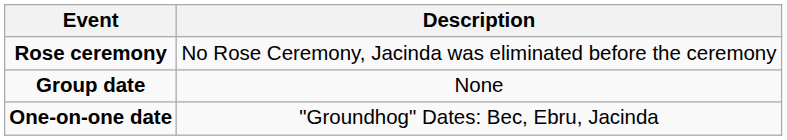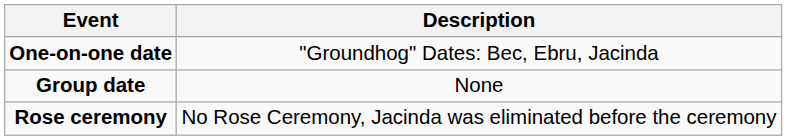rows swapped: (91, 118) <-> (91, 53)
